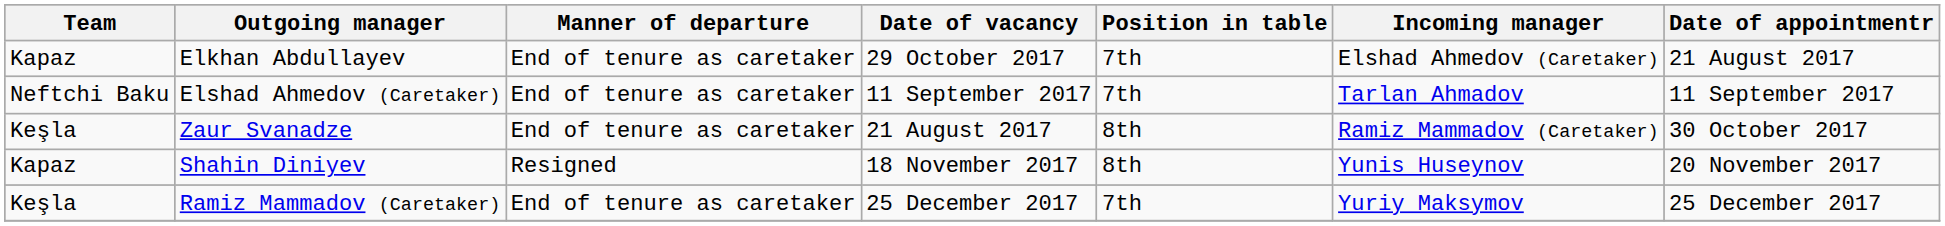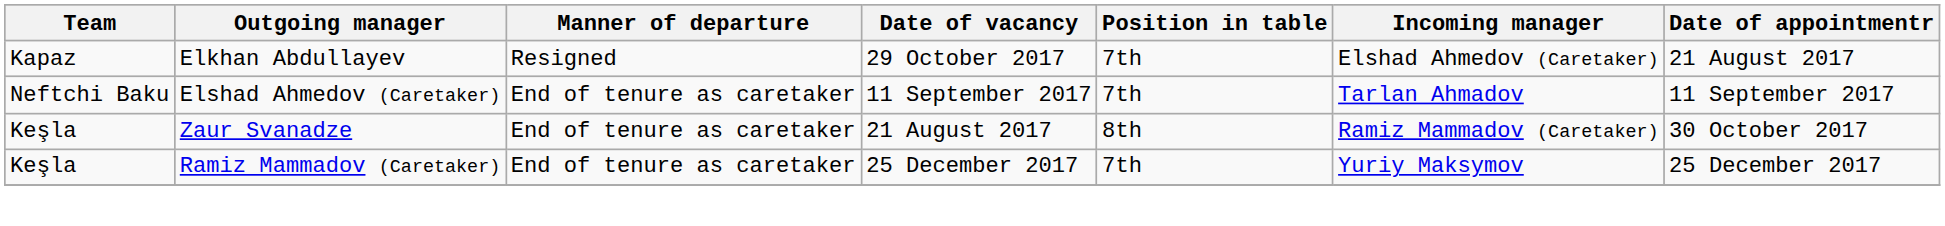(683, 59) End of tenure as caretaker -> (564, 59) Resigned
- row: (273, 167)
